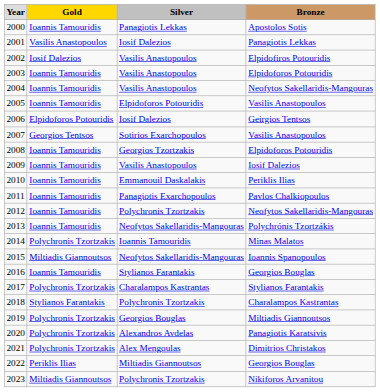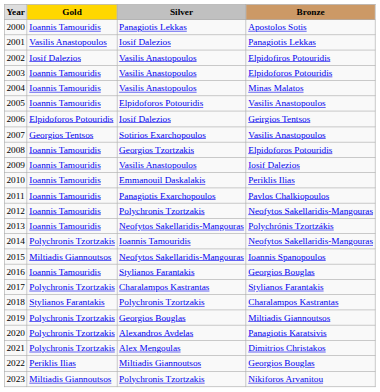(311, 88) Neofytos Sakellaridis-Mangouras -> (276, 88) Minas Malatos
(276, 241) Minas Malatos -> (311, 241) Neofytos Sakellaridis-Mangouras
